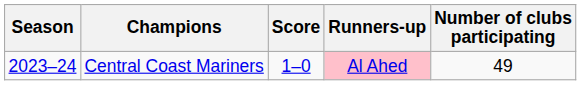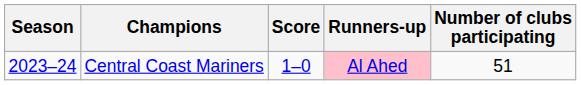(503, 65) 49 -> (503, 65) 51
